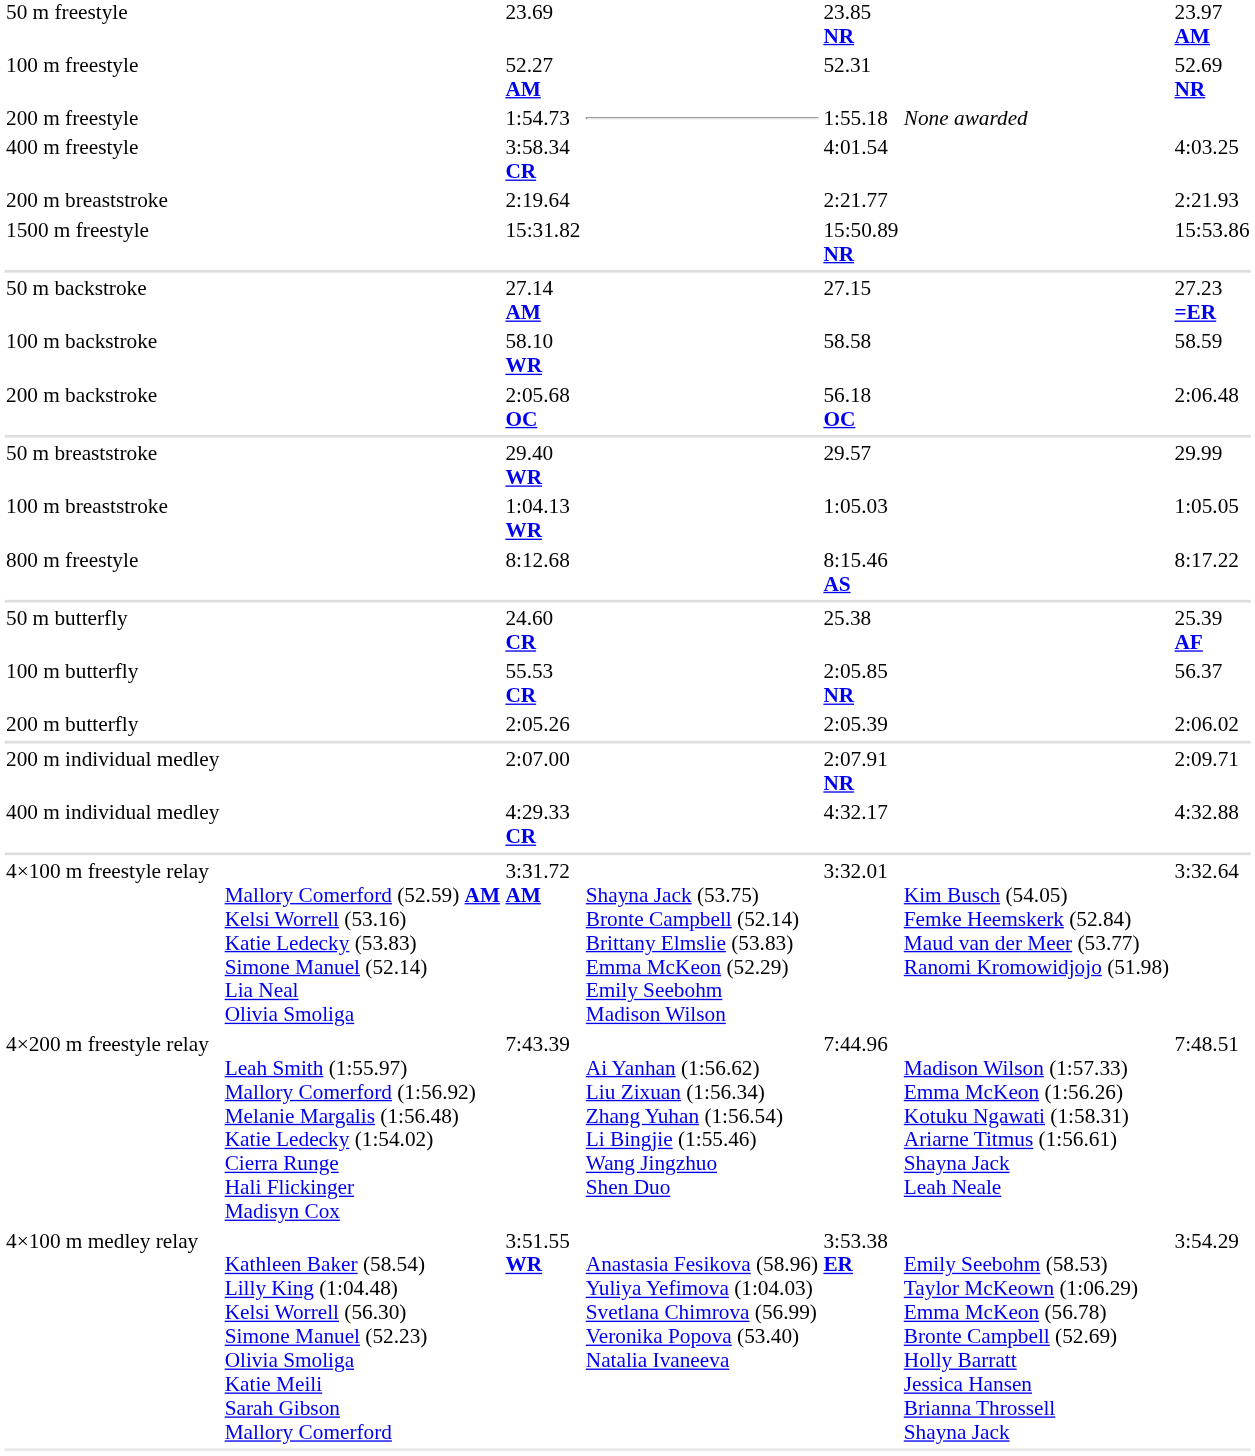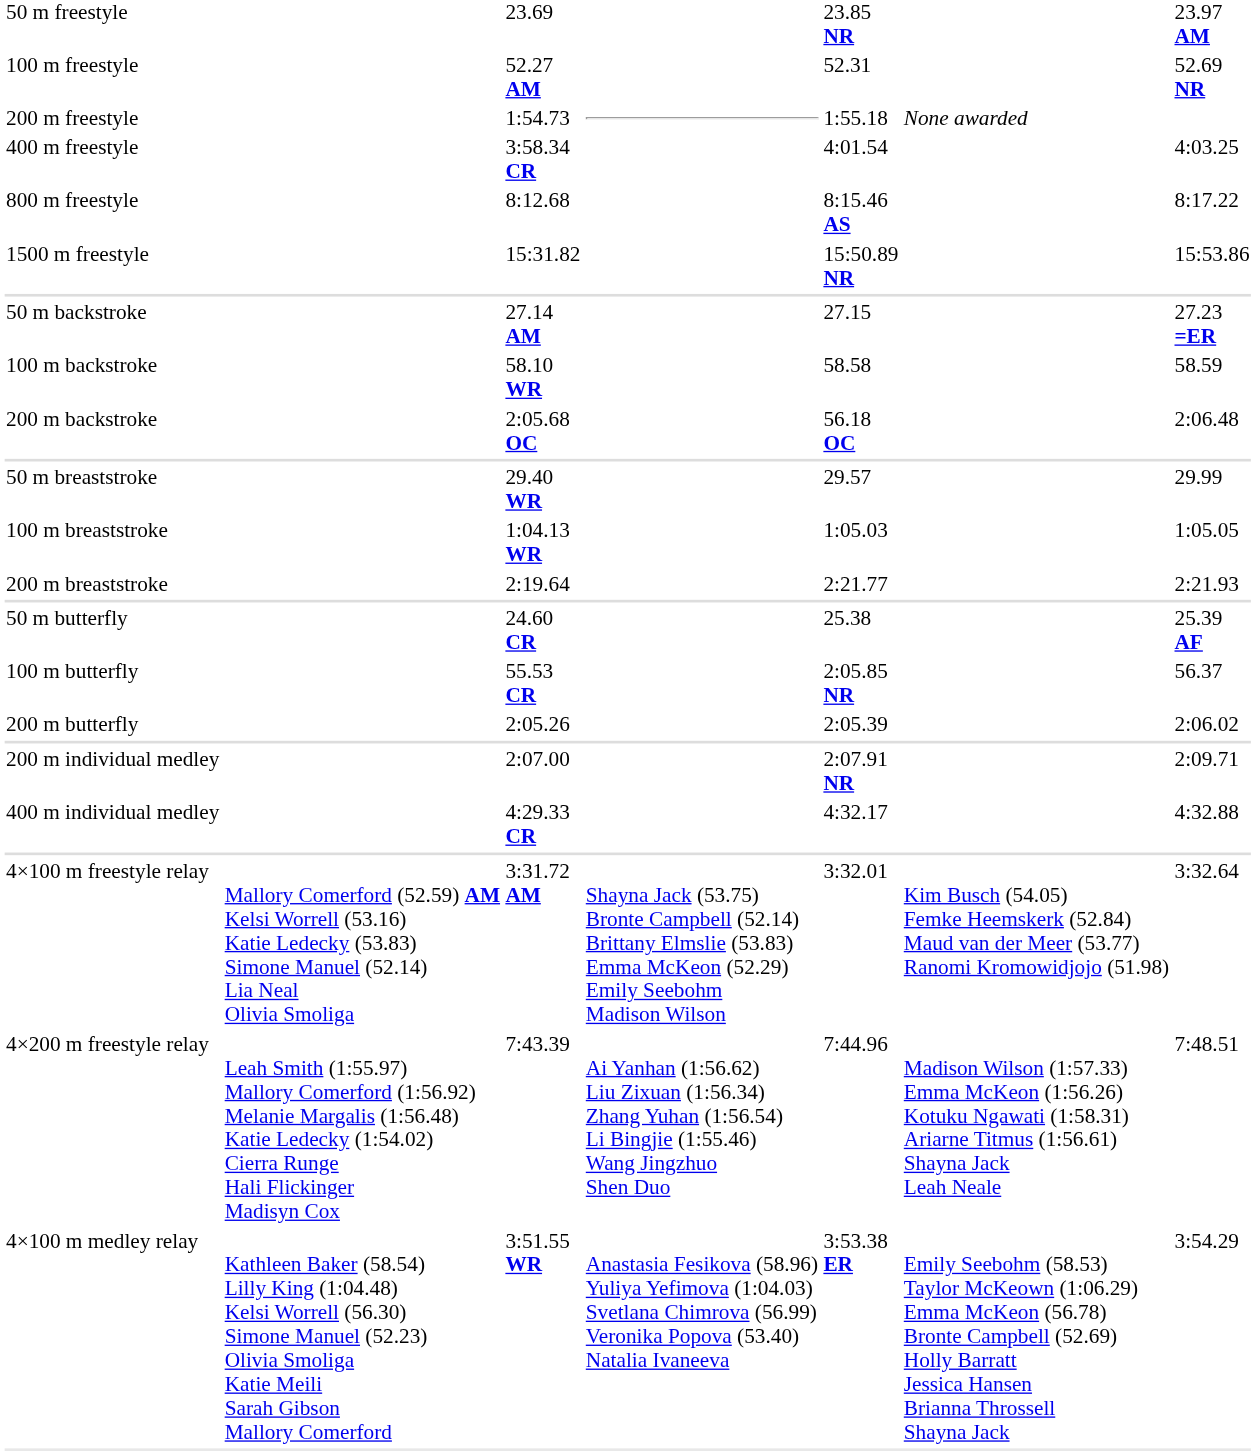rows swapped: (72, 559) <-> (87, 200)
